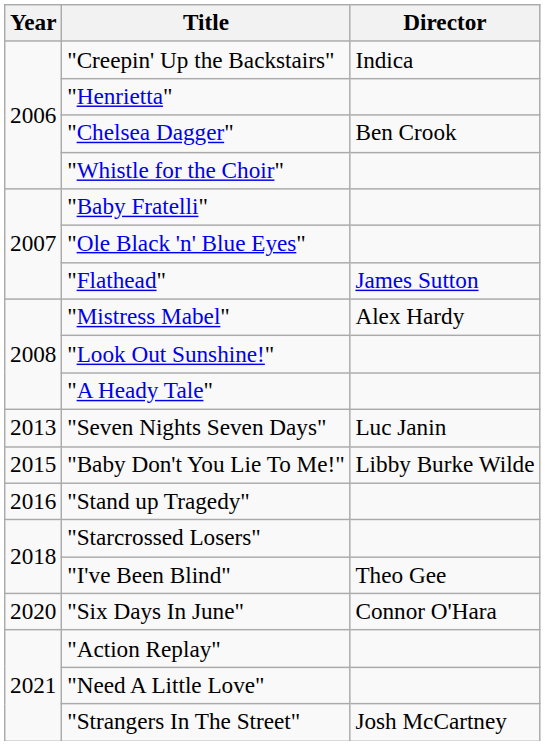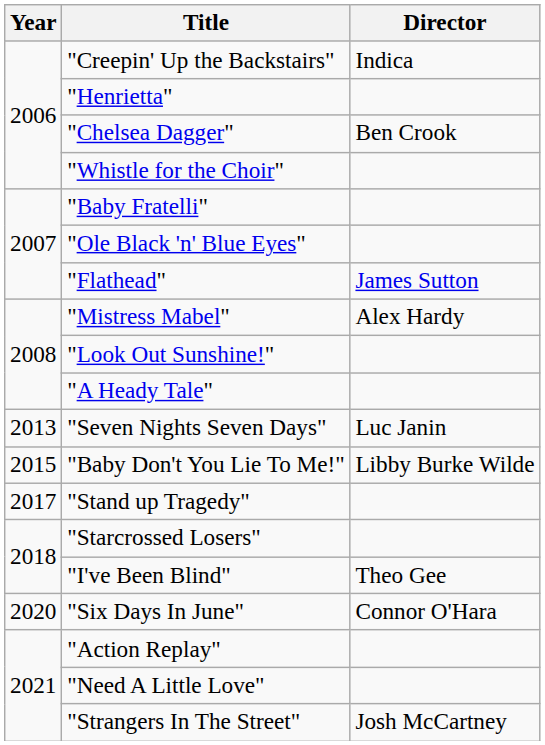(33, 501) 2016 -> (33, 501) 2017
